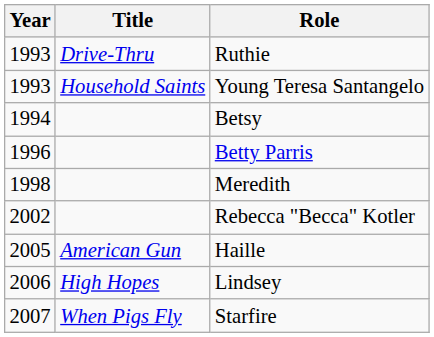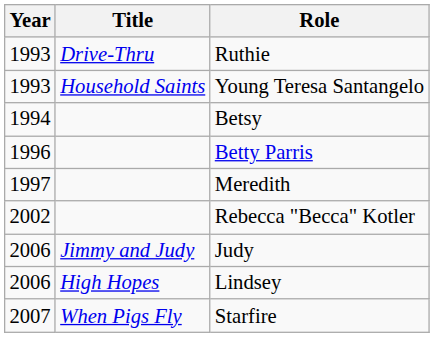(30, 184) 1998 -> (30, 184) 1997
- row: (240, 250)
+ row: (234, 250)
